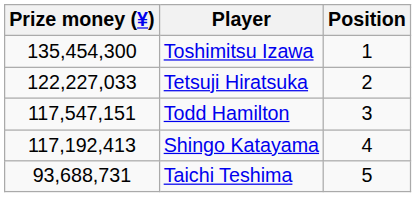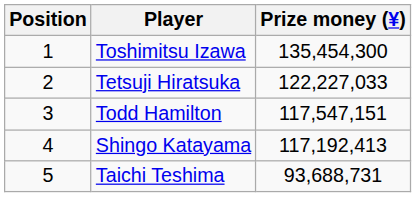columns swapped: (367, 20) <-> (82, 20)
